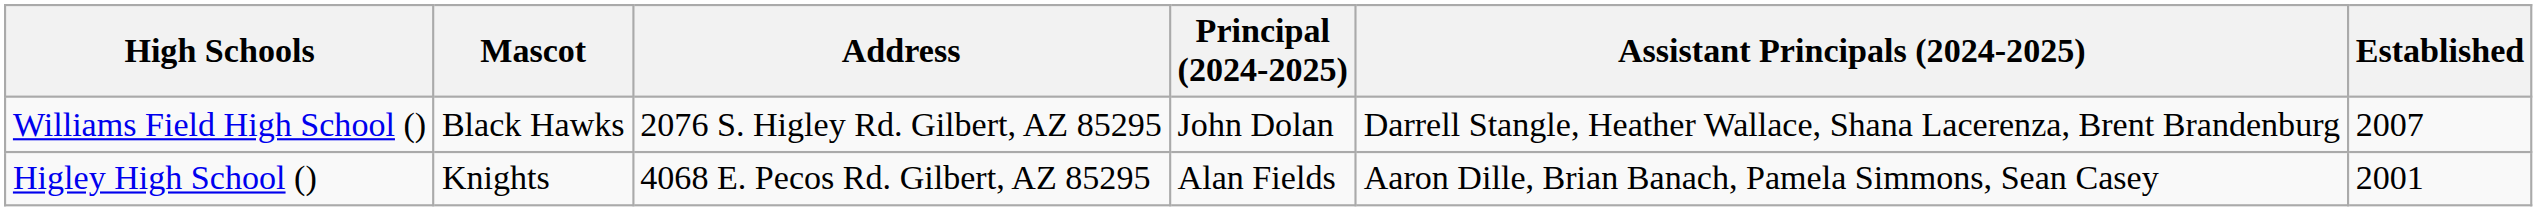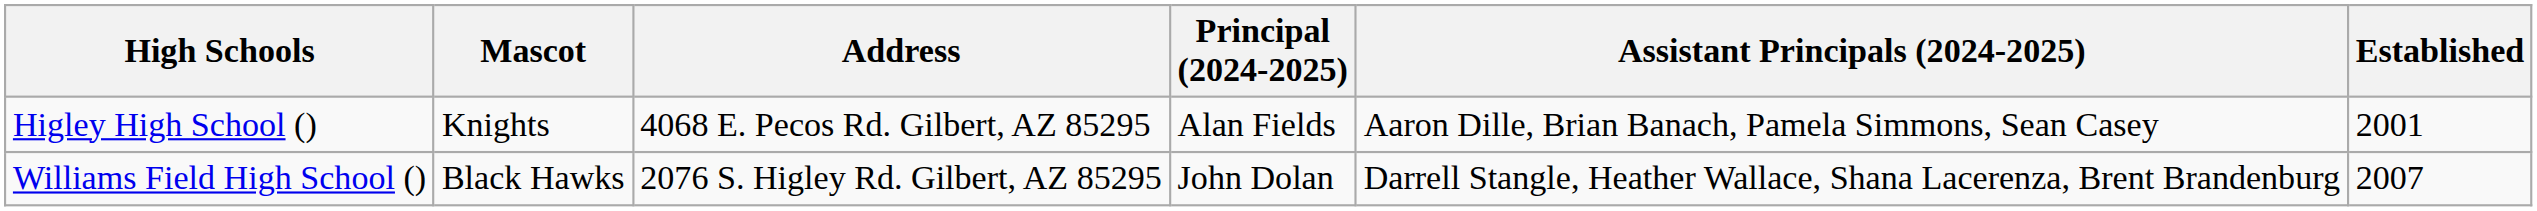rows swapped: (165, 177) <-> (220, 123)
